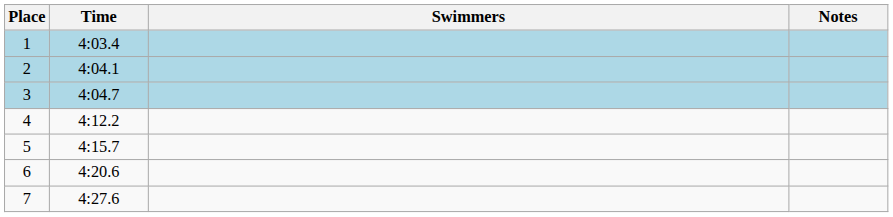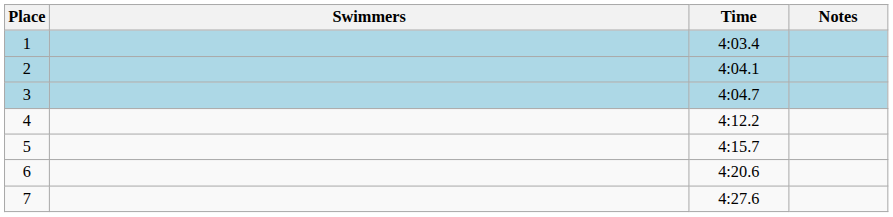columns swapped: (468, 17) <-> (99, 17)
